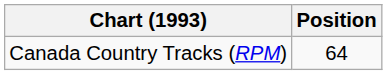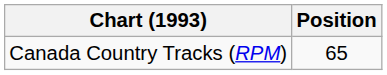(337, 52) 64 -> (337, 52) 65
